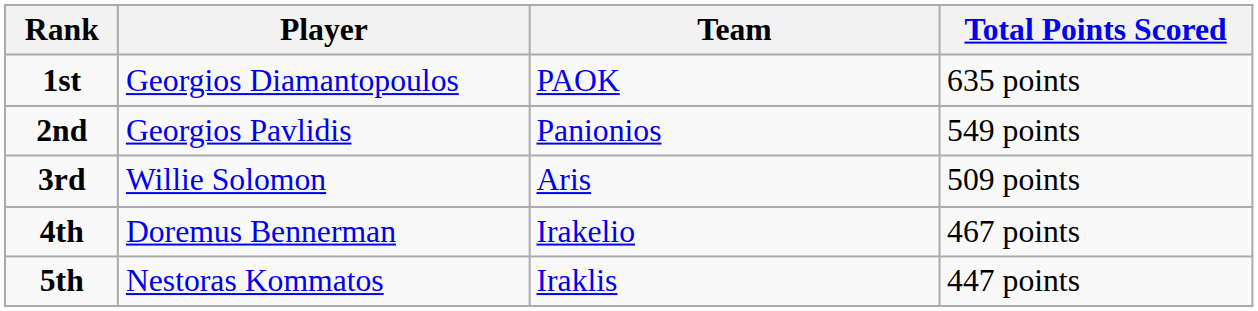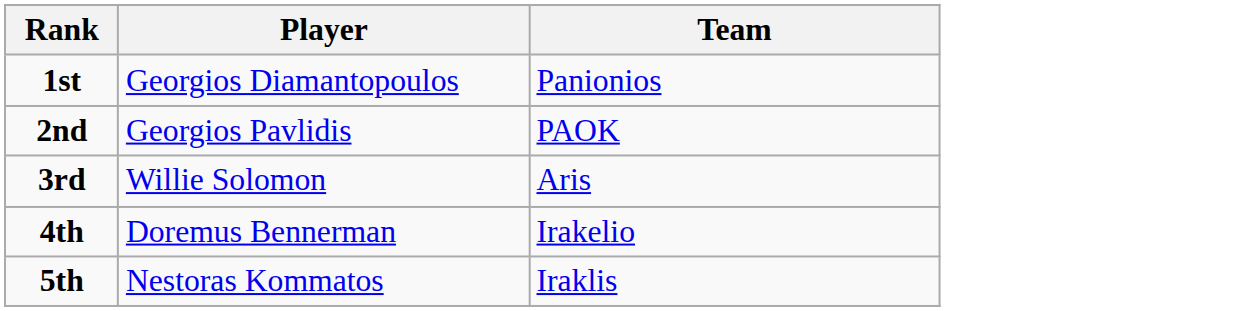- column: (1096, 29)
(578, 79) PAOK -> (599, 79) Panionios
(599, 130) Panionios -> (578, 130) PAOK
